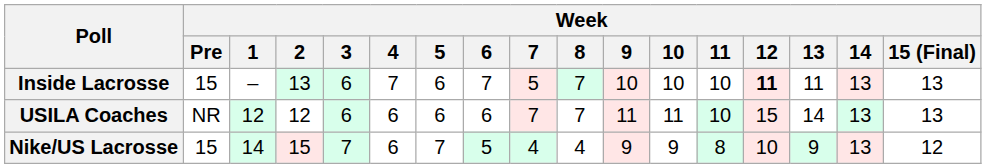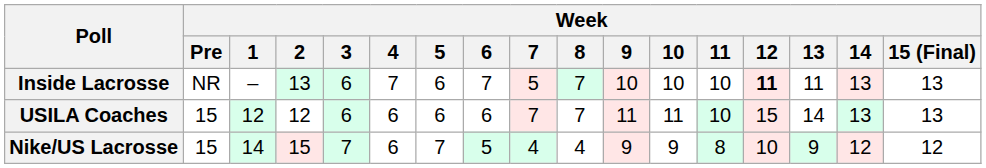(206, 83) 15 -> (206, 83) NR
(206, 115) NR -> (206, 115) 15
(860, 147) 13 -> (860, 147) 12
